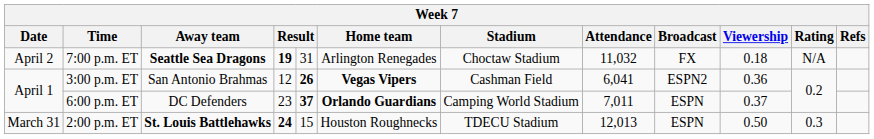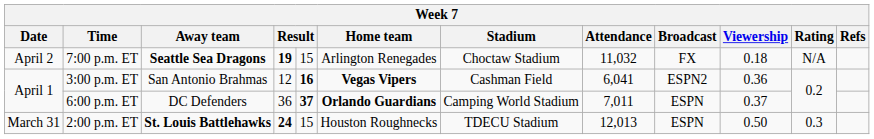(307, 58) 31 -> (307, 58) 15
(307, 79) 26 -> (307, 79) 16
(285, 101) 23 -> (285, 101) 36
